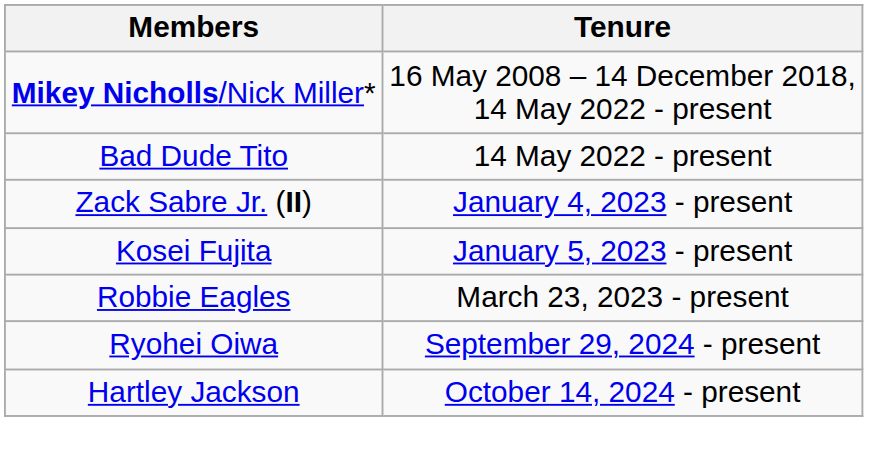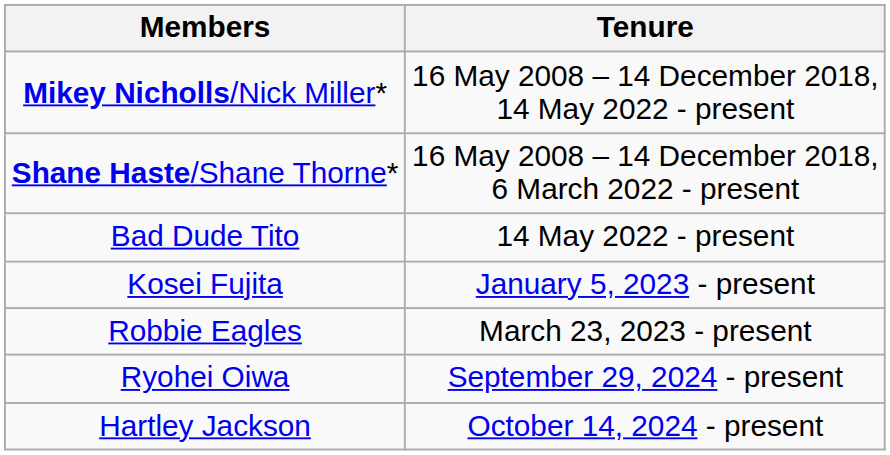+ row: (205, 172)
- row: (194, 203)
